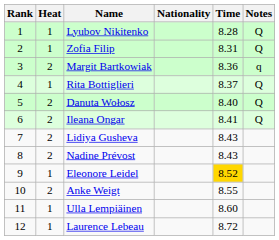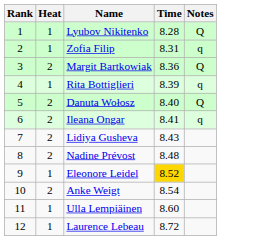- column: (184, 13)
(259, 48) Q -> (200, 48) q
(259, 66) q -> (200, 66) Q
(228, 84) 8.37 -> (169, 84) 8.39
(259, 84) Q -> (200, 84) q
(259, 119) Q -> (200, 119) q
(228, 155) 8.43 -> (169, 155) 8.48
(228, 191) 8.55 -> (169, 191) 8.54
